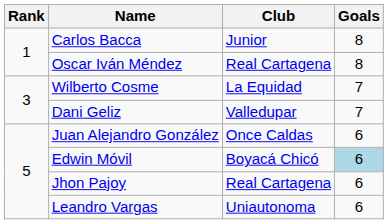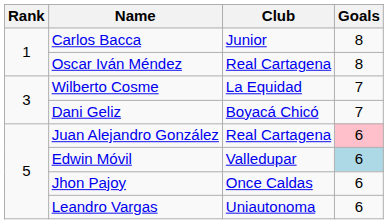(261, 111) Valledupar -> (272, 111) Boyacá Chicó
(269, 135) Once Caldas -> (278, 135) Real Cartagena
(359, 135) no background -> (359, 135) pink background
(272, 159) Boyacá Chicó -> (261, 159) Valledupar
(278, 183) Real Cartagena -> (269, 183) Once Caldas
